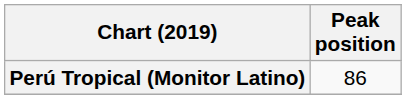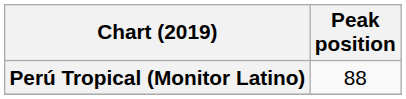(355, 77) 86 -> (355, 77) 88
